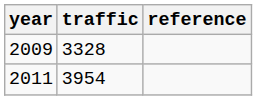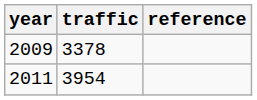(84, 50) 3328 -> (84, 50) 3378
